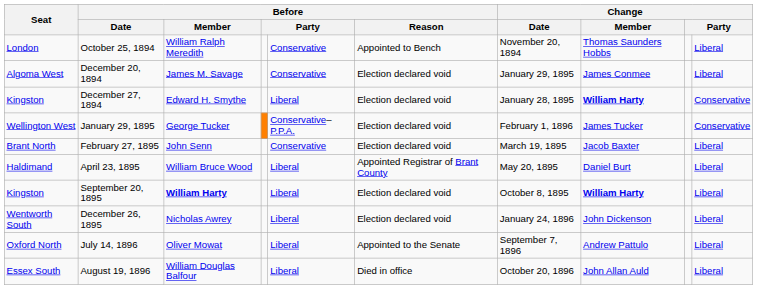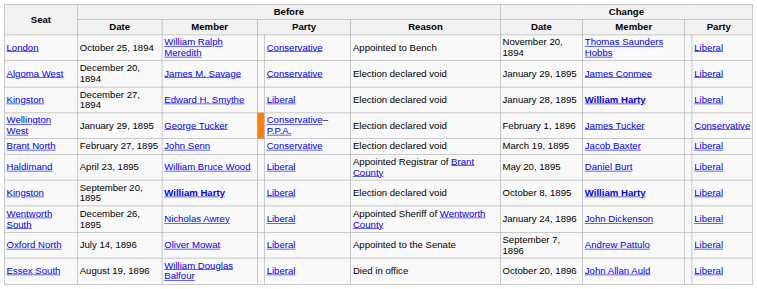(722, 100) Conservative -> (709, 100) Liberal
(404, 219) Election declared void -> (419, 219) Appointed Sheriff of Wentworth County
